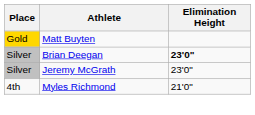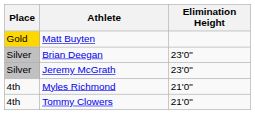(183, 54) bold -> (182, 54) normal
+ row: (77, 102)
